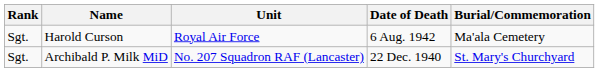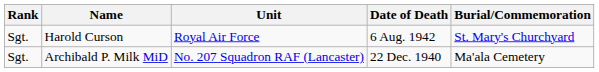(500, 36) Ma'ala Cemetery -> (514, 36) St. Mary's Churchyard
(514, 57) St. Mary's Churchyard -> (500, 57) Ma'ala Cemetery
